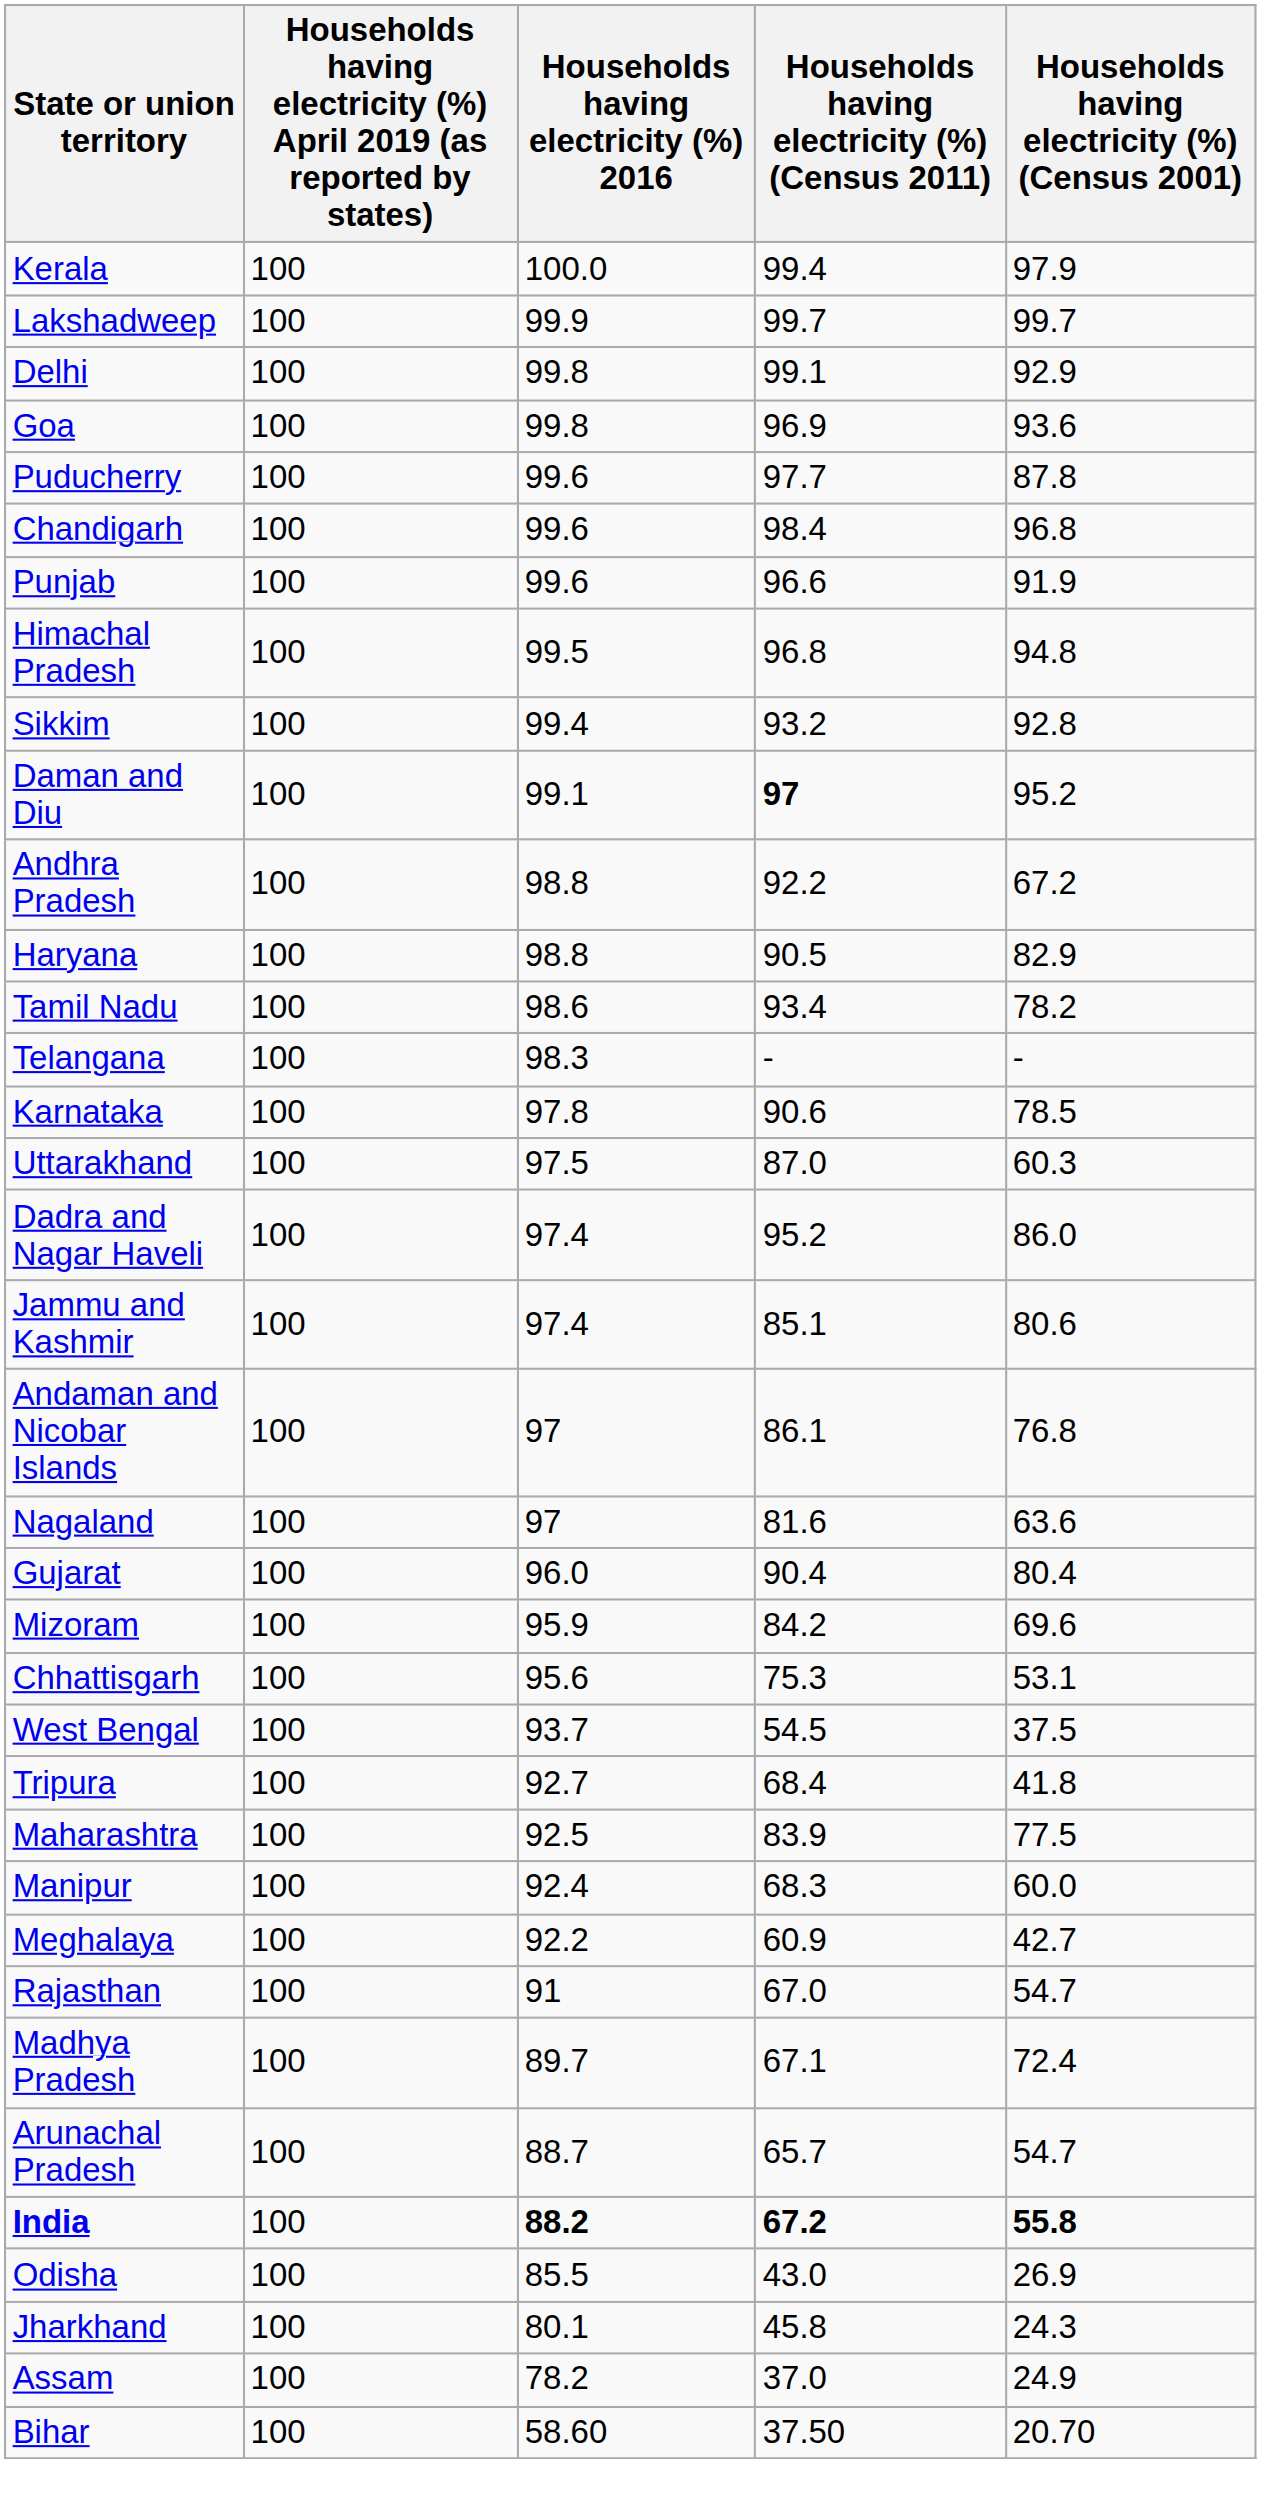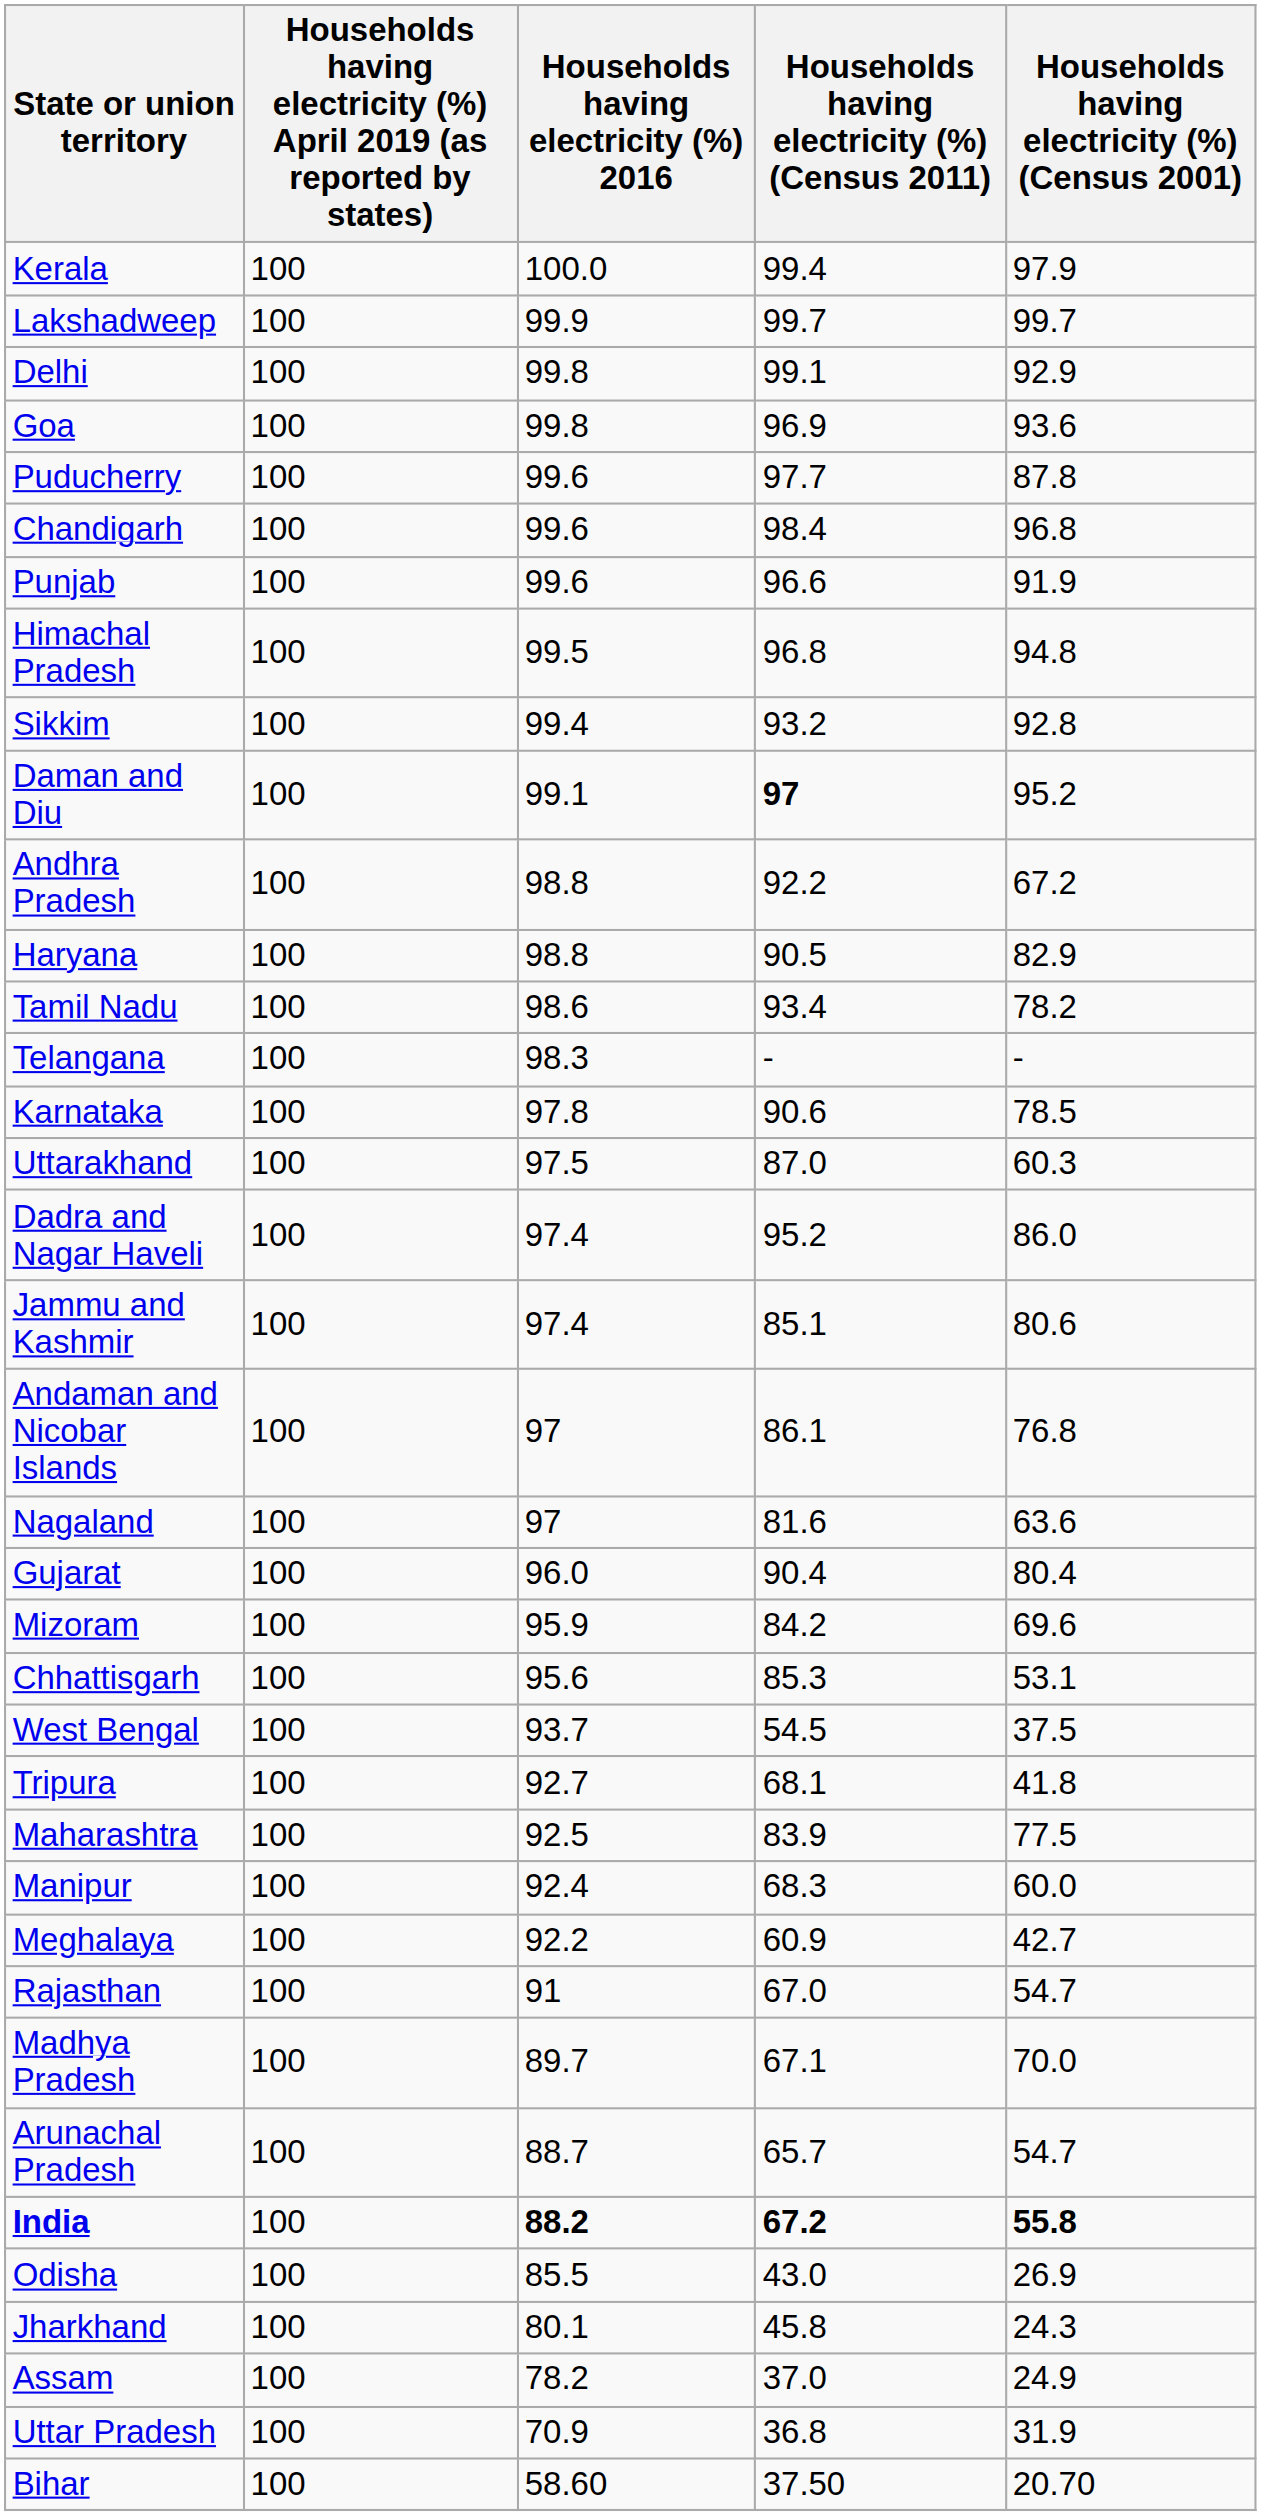(795, 1677) 75.3 -> (795, 1677) 85.3
(795, 1782) 68.4 -> (795, 1782) 68.1
(1045, 2062) 72.4 -> (1045, 2062) 70.0
+ row: (114, 2431)
